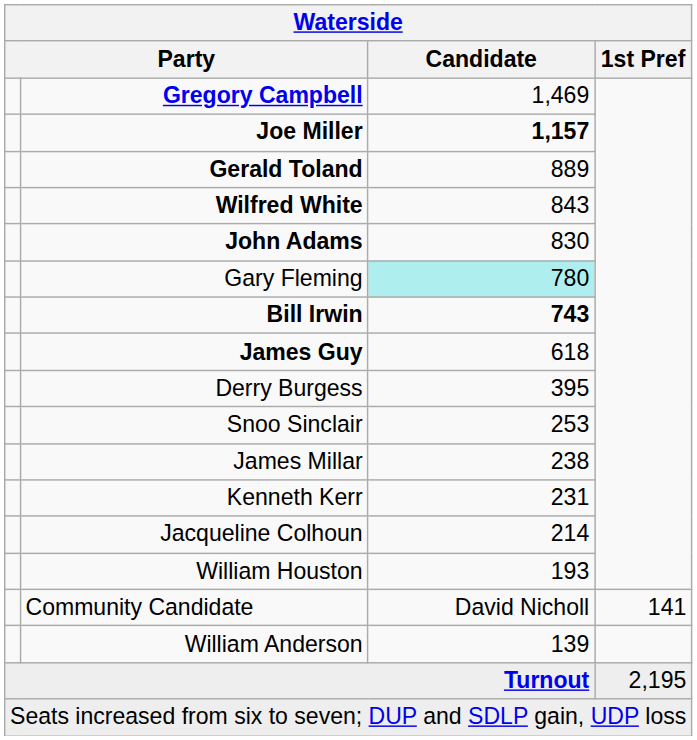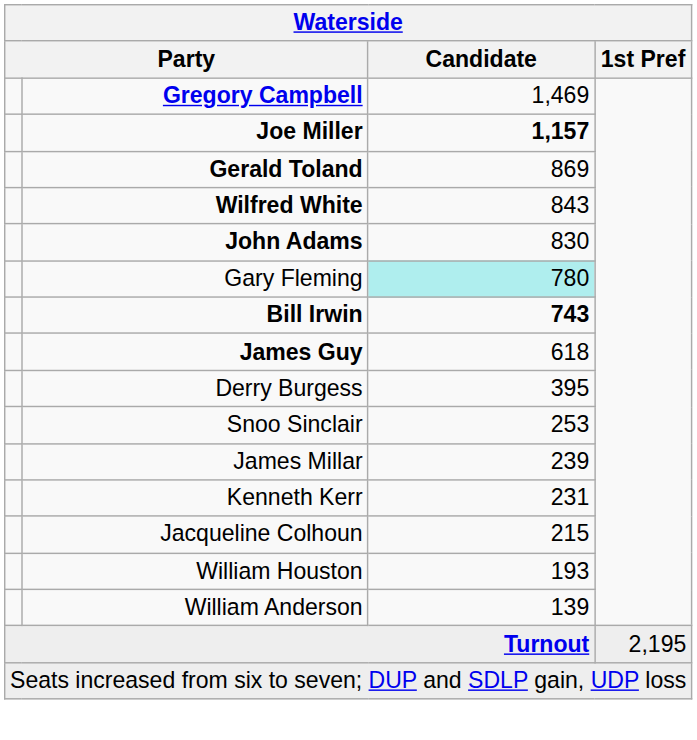(570, 168) 889 -> (570, 168) 869
(570, 461) 238 -> (570, 461) 239
(570, 534) 214 -> (570, 534) 215
- row: (139, 607)
